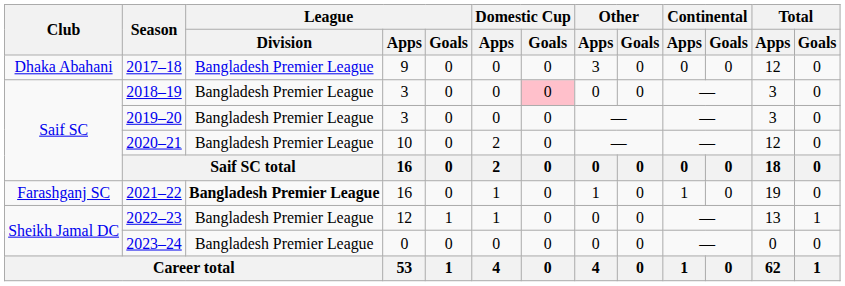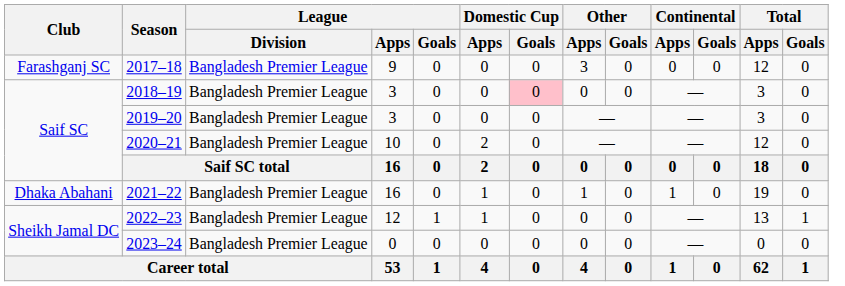(64, 67) Dhaka Abahani -> (64, 67) Farashganj SC
(64, 192) Farashganj SC -> (64, 192) Dhaka Abahani
(284, 192) bold -> (278, 192) normal
